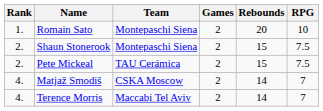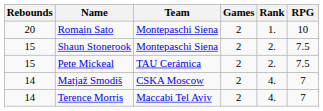columns swapped: (19, 13) <-> (262, 13)
